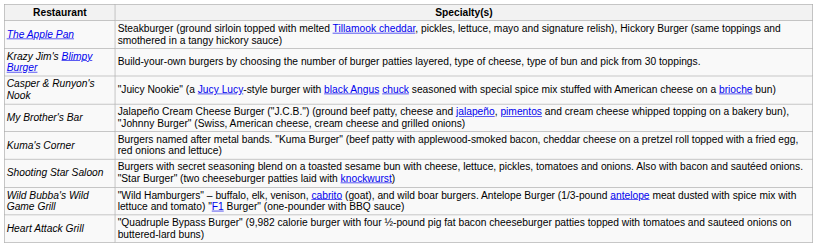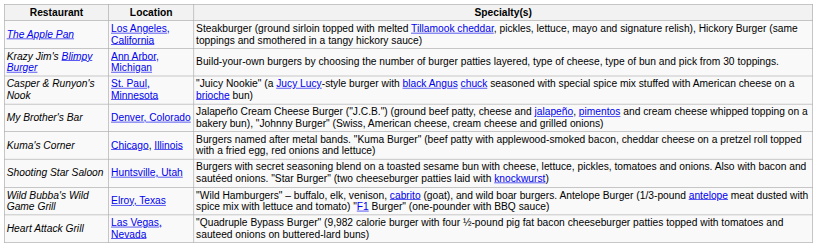+ column: (151, 12)
